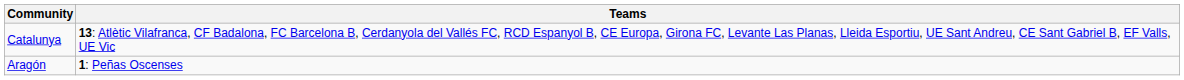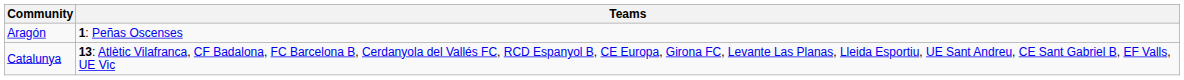rows swapped: (34, 39) <-> (26, 65)
